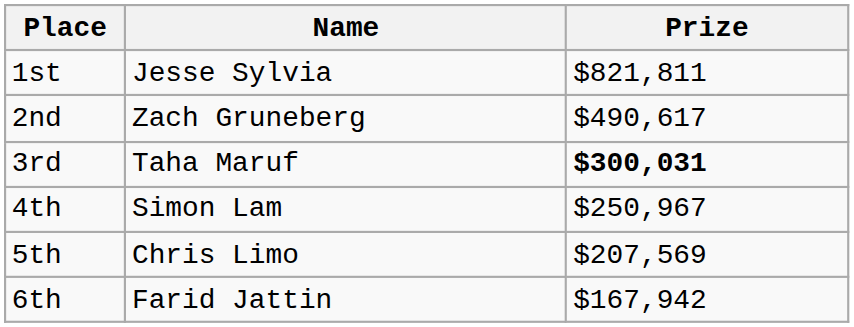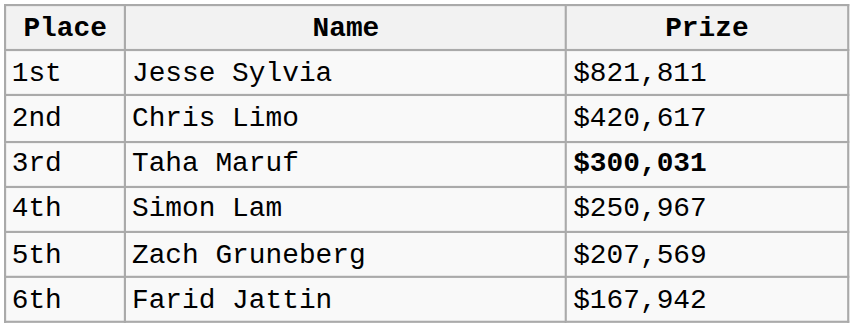(249, 118) Zach Gruneberg -> (215, 118) Chris Limo
(640, 118) $490,617 -> (640, 118) $420,617
(215, 254) Chris Limo -> (249, 254) Zach Gruneberg
